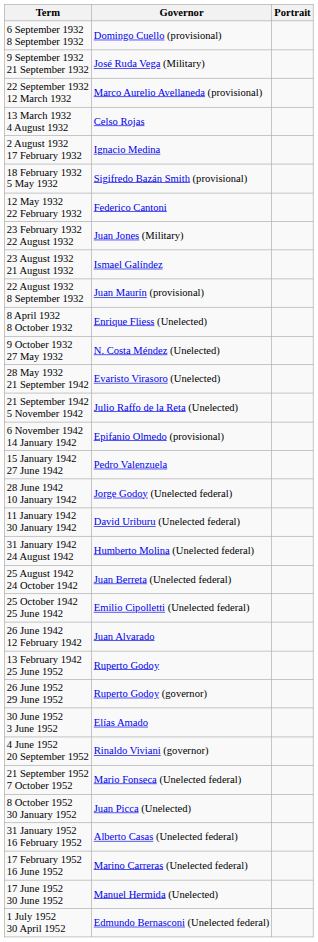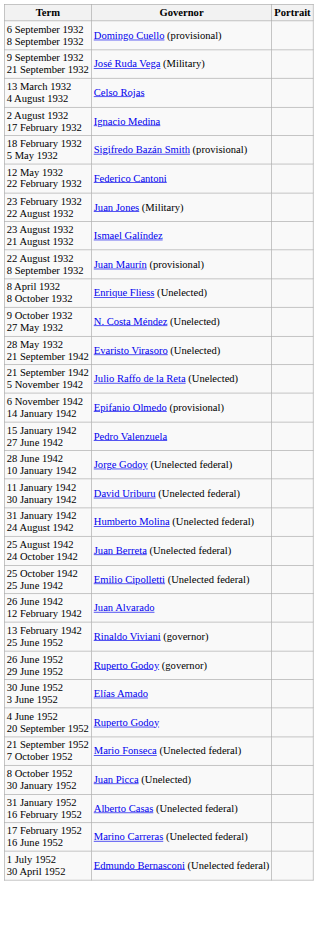- row: (48, 92)
(126, 665) Ruperto Godoy -> (151, 636) Rinaldo Viviani (governor)
(151, 751) Rinaldo Viviani (governor) -> (126, 722) Ruperto Godoy
- row: (35, 894)
